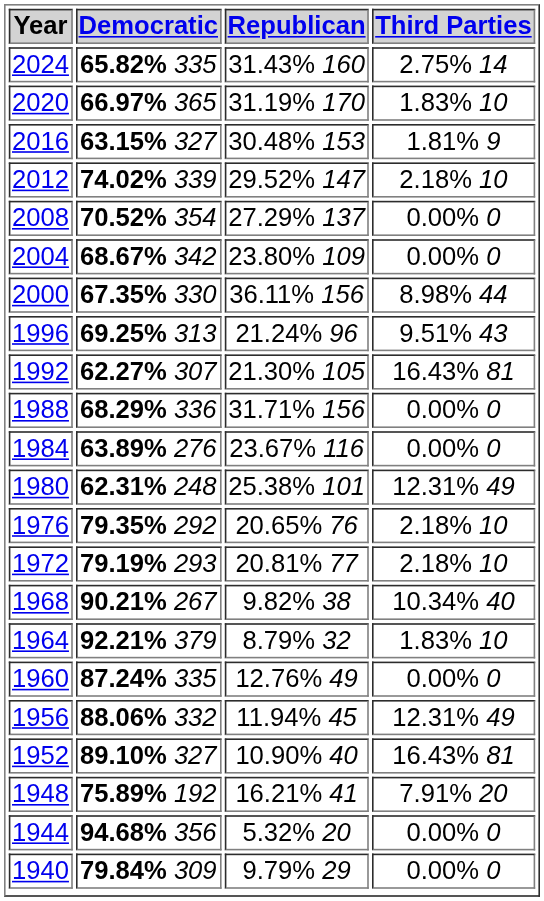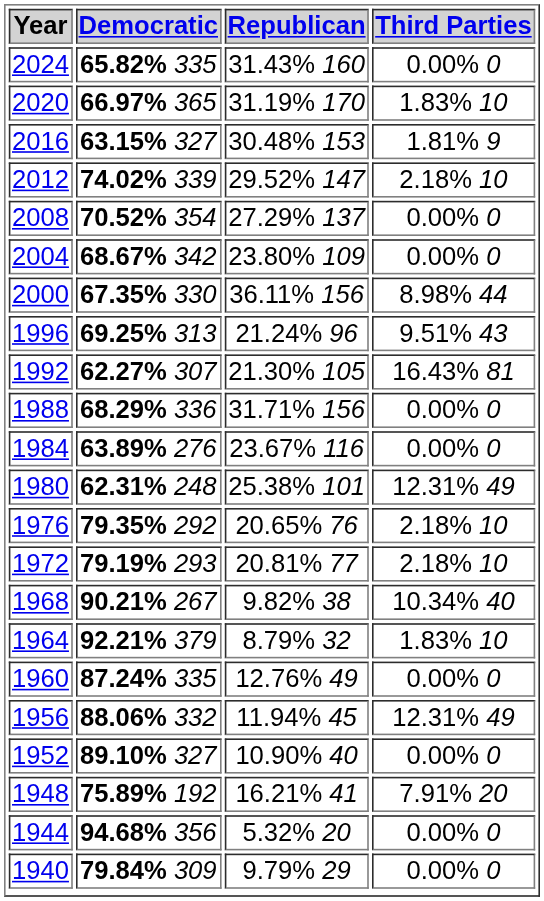(453, 64) 2.75% 14 -> (453, 64) 0.00% 0
(453, 755) 16.43% 81 -> (453, 755) 0.00% 0
